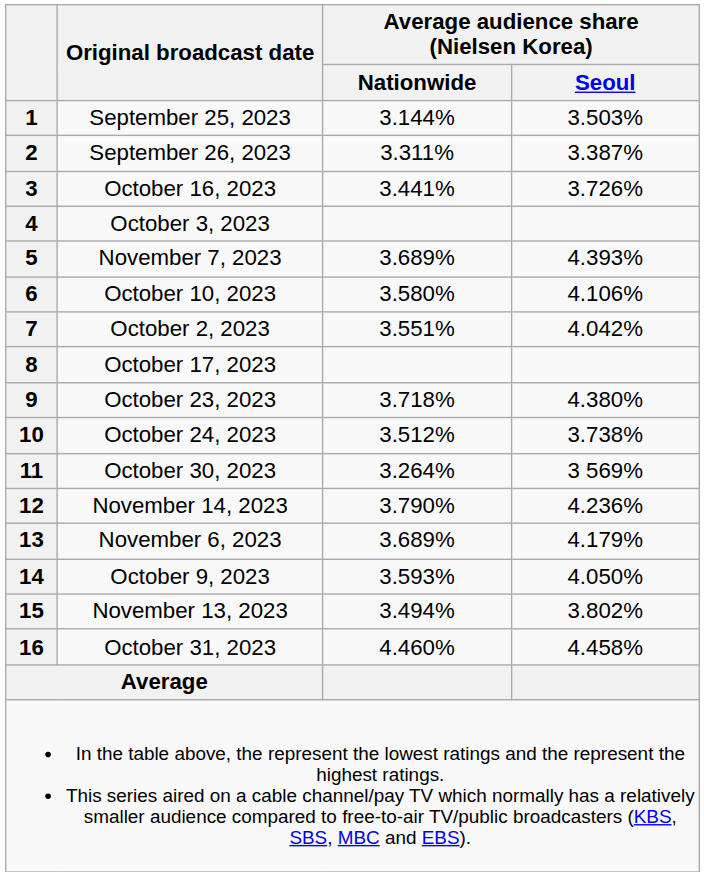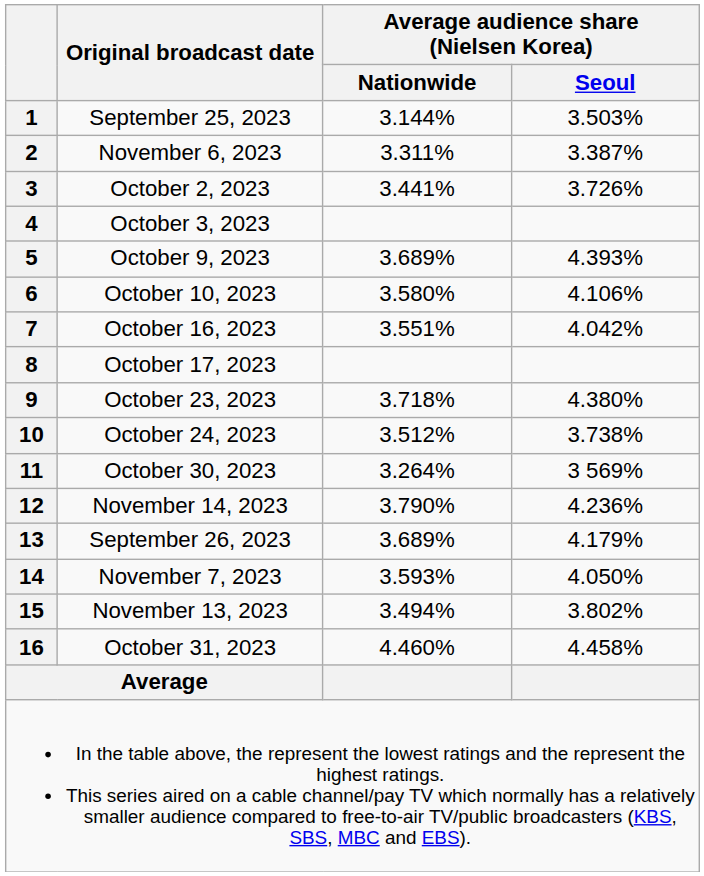(190, 152) September 26, 2023 -> (190, 152) November 6, 2023
(190, 188) October 16, 2023 -> (190, 188) October 2, 2023
(190, 258) November 7, 2023 -> (190, 258) October 9, 2023
(190, 329) October 2, 2023 -> (190, 329) October 16, 2023
(190, 540) November 6, 2023 -> (190, 540) September 26, 2023
(190, 576) October 9, 2023 -> (190, 576) November 7, 2023
